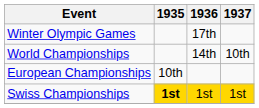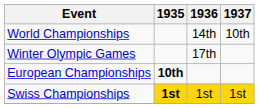rows swapped: (71, 34) <-> (68, 53)
(171, 73) normal -> (171, 73) bold
